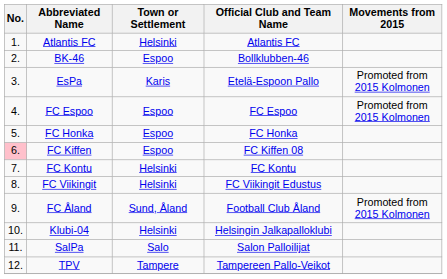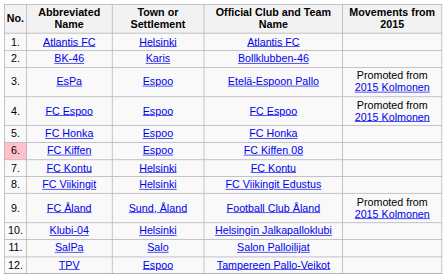(158, 59) Espoo -> (158, 59) Karis
(158, 82) Karis -> (158, 82) Espoo
(158, 265) Tampere -> (158, 265) Espoo
